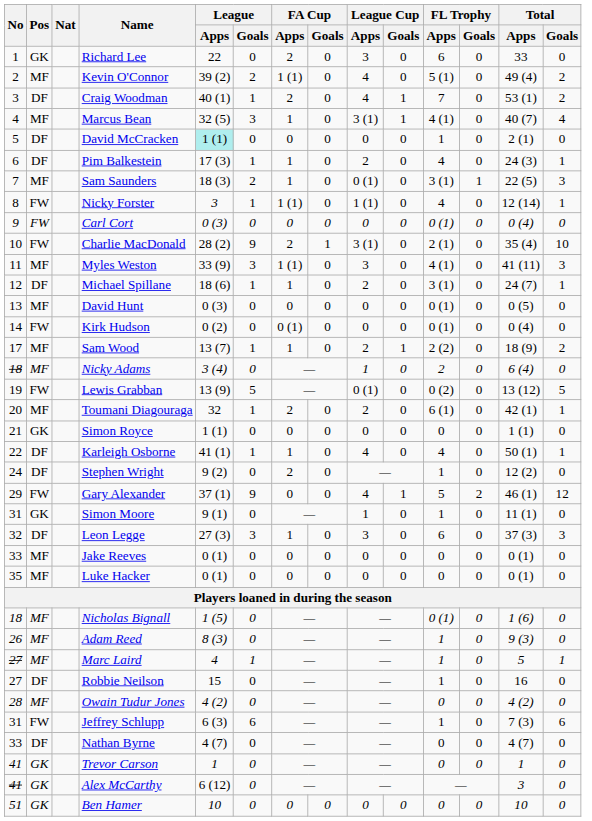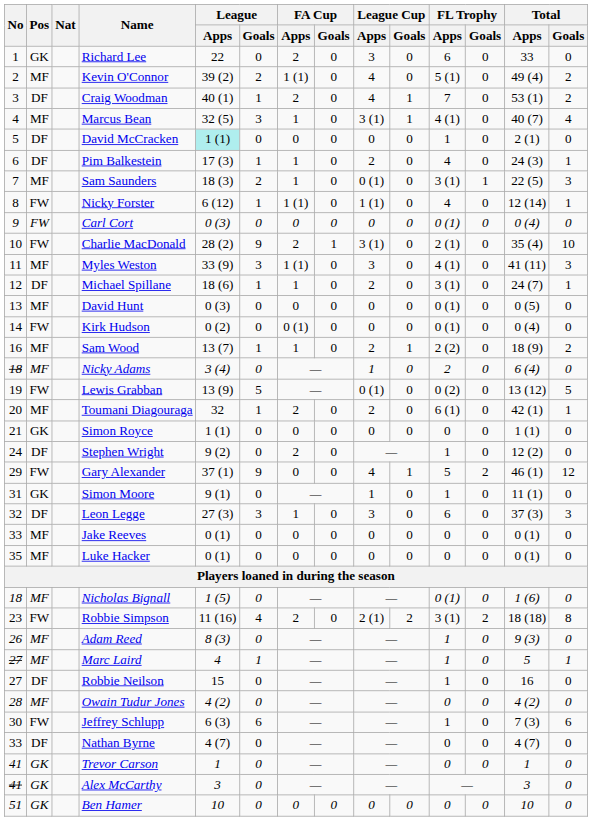(215, 202) 3 -> (218, 202) 6 (12)
(15, 347) 17 -> (15, 347) 16
- row: (129, 451)
+ row: (125, 618)
(15, 722) 31 -> (15, 722) 30
(215, 784) 6 (12) -> (218, 784) 3
